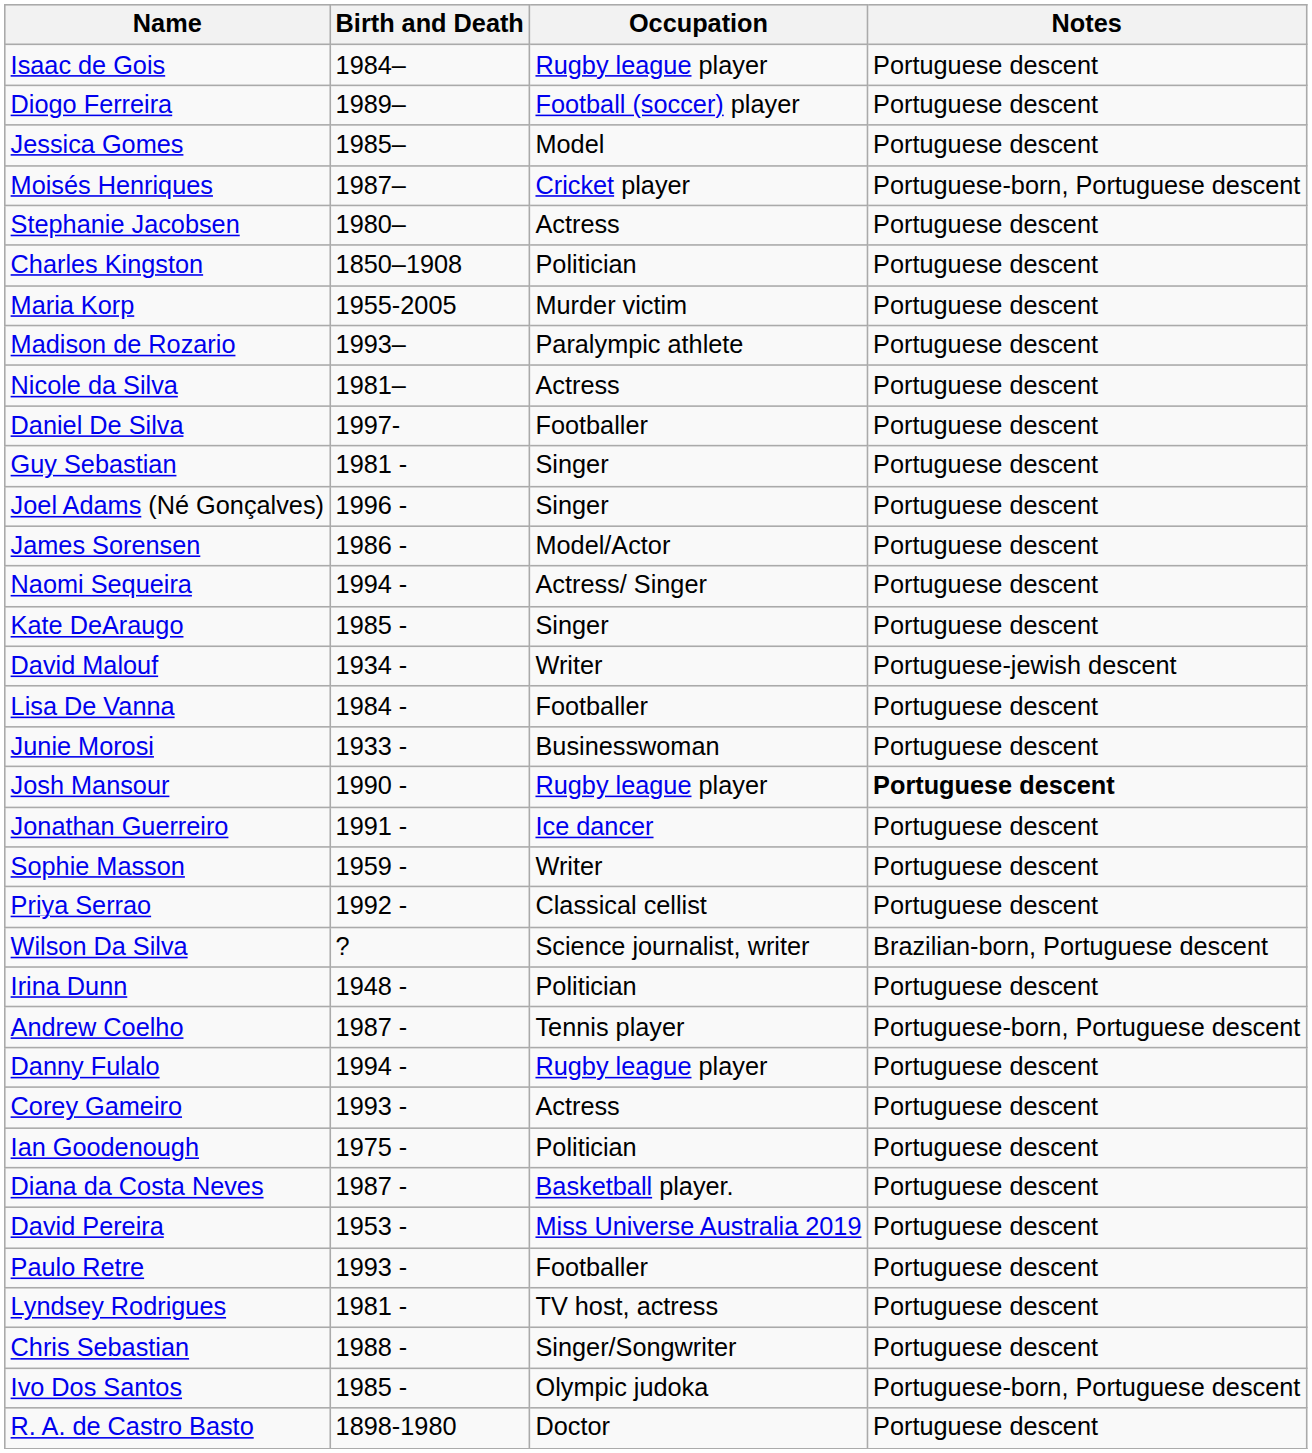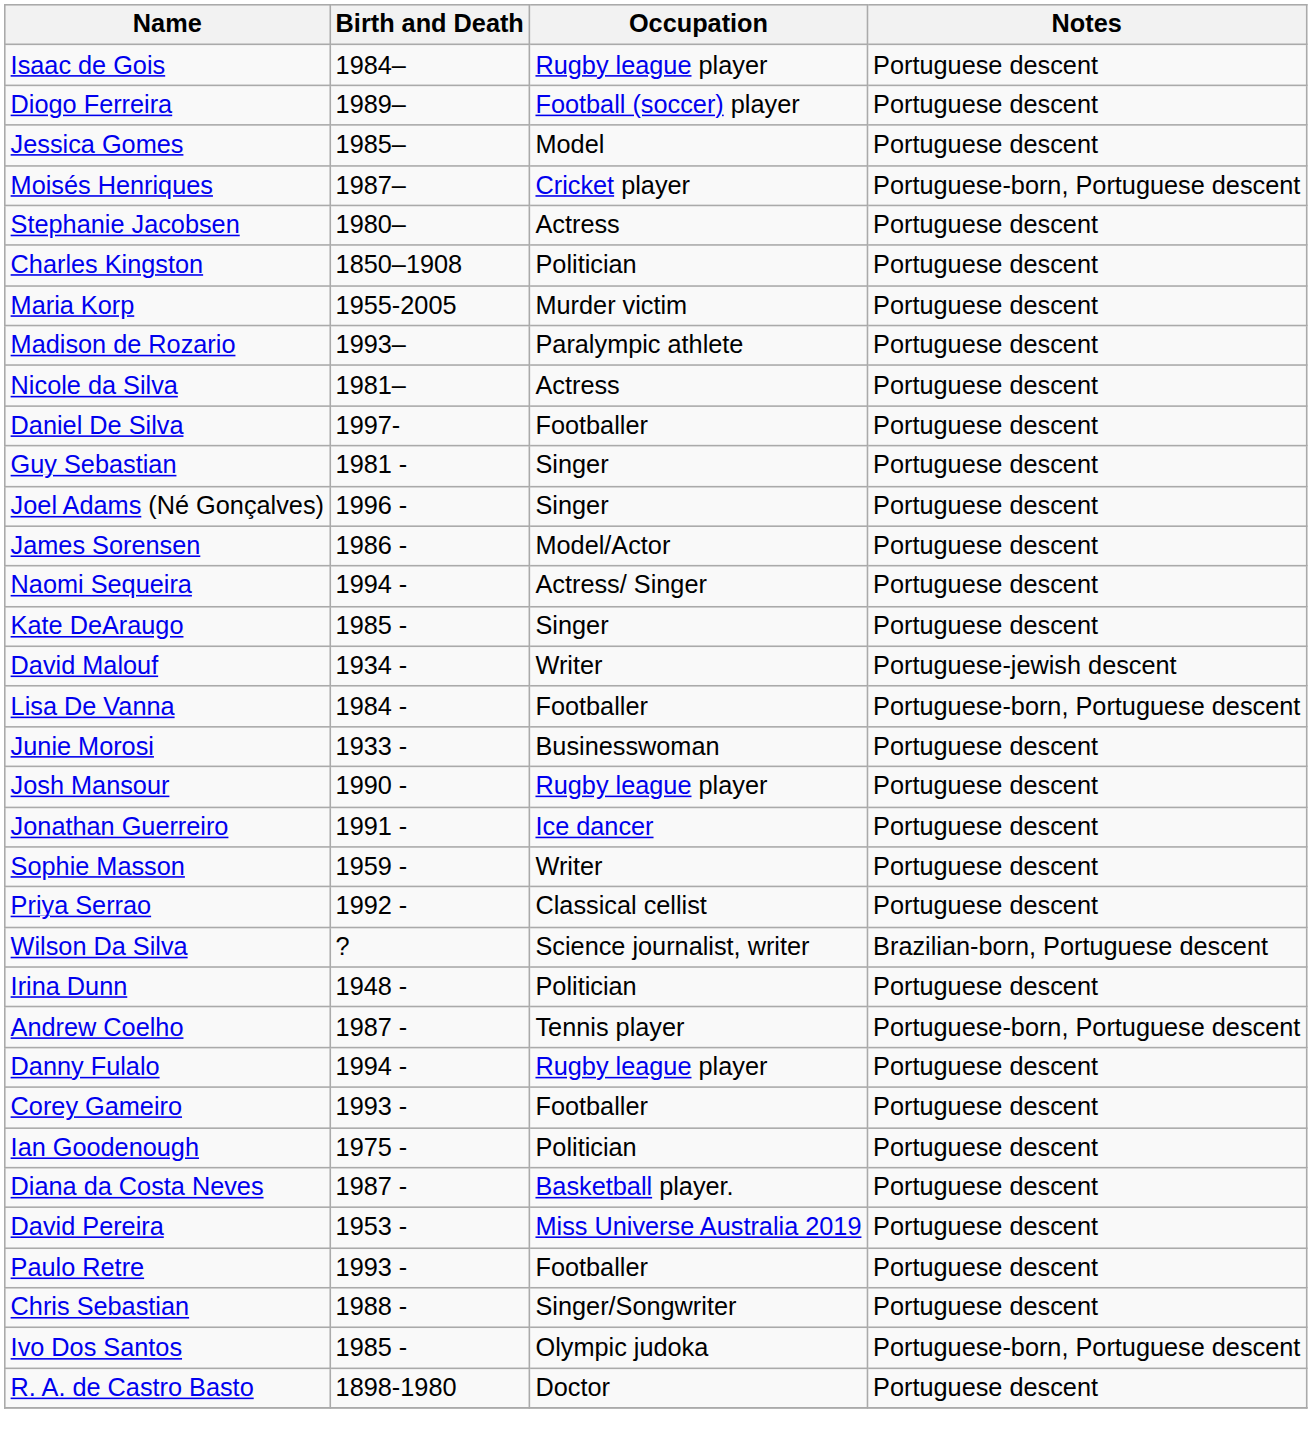(986, 706) Portuguese descent -> (1087, 706) Portuguese-born, Portuguese descent
(994, 786) bold -> (986, 786) normal
(578, 1107) Actress -> (592, 1107) Footballer
- row: (118, 1307)
